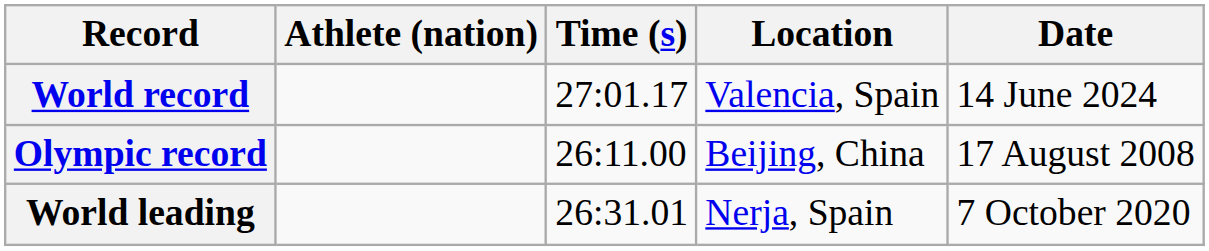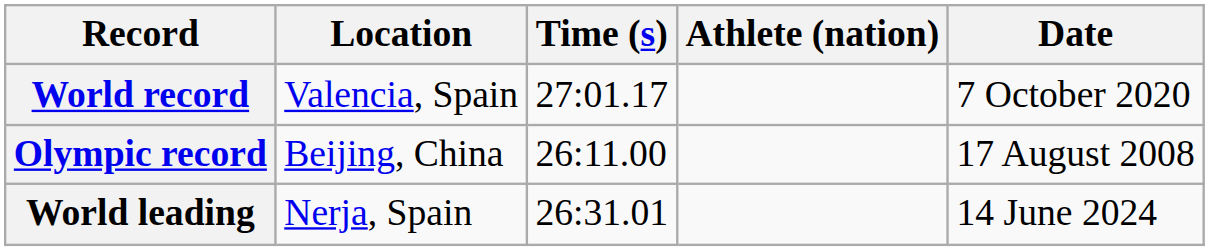columns swapped: (411, 34) <-> (822, 34)
(1057, 93) 14 June 2024 -> (1074, 93) 7 October 2020
(1074, 213) 7 October 2020 -> (1057, 213) 14 June 2024
